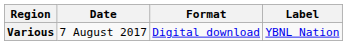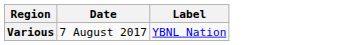- column: (206, 14)
